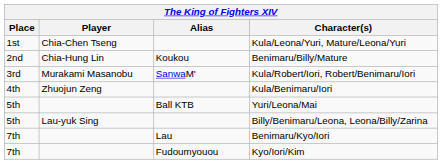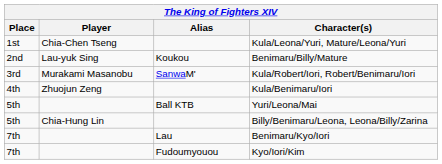(73, 58) Chia-Hung Lin -> (70, 58) Lau-yuk Sing
(70, 120) Lau-yuk Sing -> (73, 120) Chia-Hung Lin
